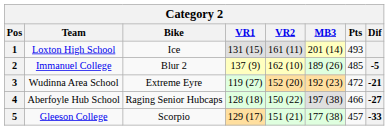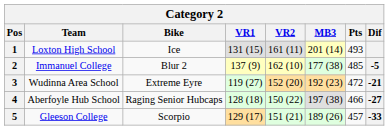(325, 65) 189 (26) -> (325, 65) 177 (38)
(325, 116) 177 (38) -> (325, 116) 189 (26)
